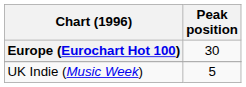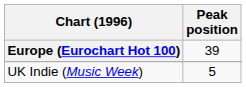(212, 51) 30 -> (212, 51) 39
